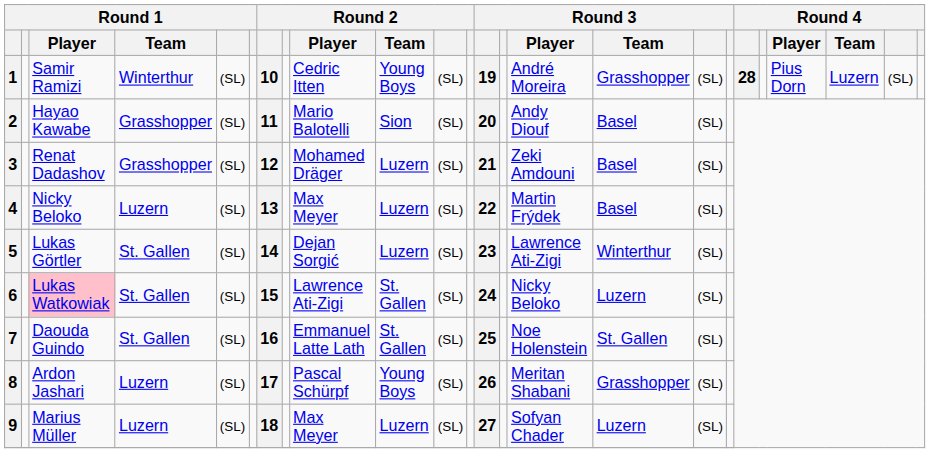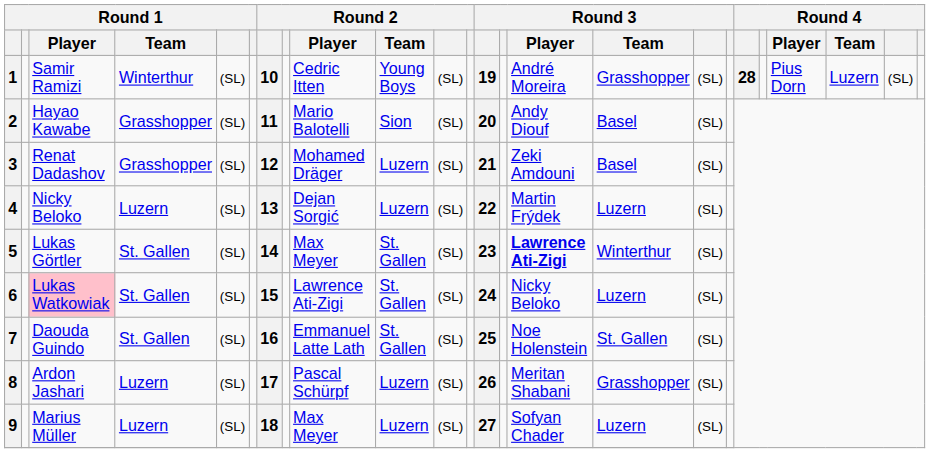(315, 208) Max Meyer -> (316, 208) Dejan Sorgić
(617, 208) Basel -> (621, 208) Luzern
(316, 252) Dejan Sorgić -> (315, 252) Max Meyer
(404, 252) Luzern -> (403, 252) St. Gallen
(546, 252) normal -> (548, 252) bold
(402, 382) Young Boys -> (404, 382) Luzern
